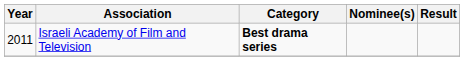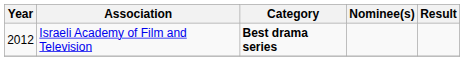(20, 39) 2011 -> (20, 39) 2012
